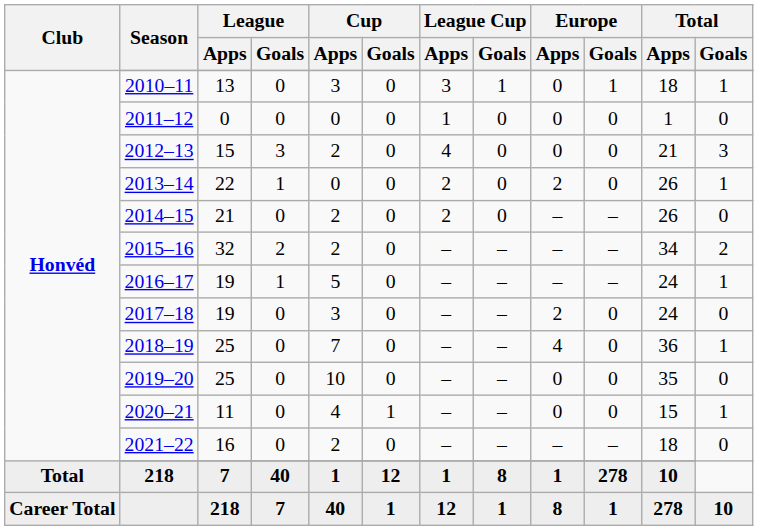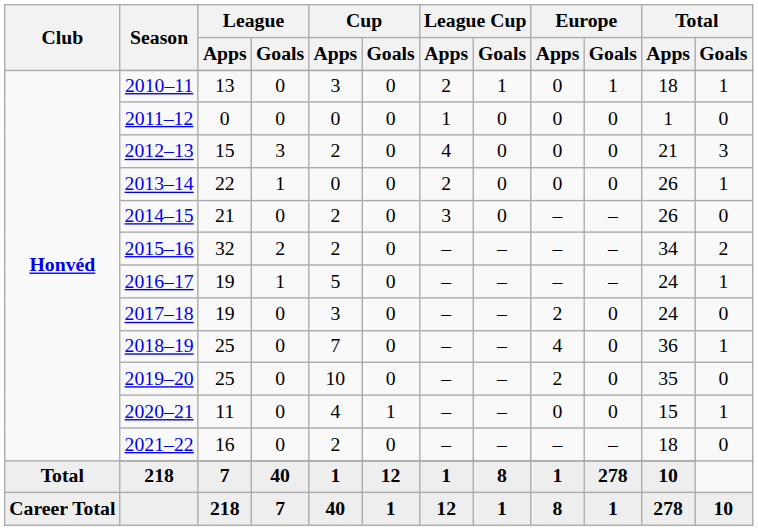(446, 86) 3 -> (446, 86) 2
(558, 183) 2 -> (558, 183) 0
(446, 216) 2 -> (446, 216) 3
(558, 379) 0 -> (558, 379) 2
